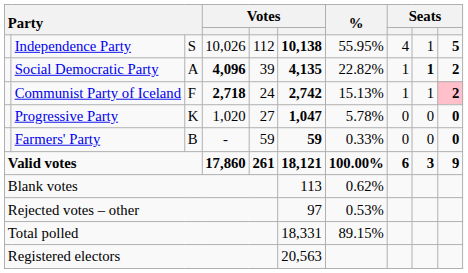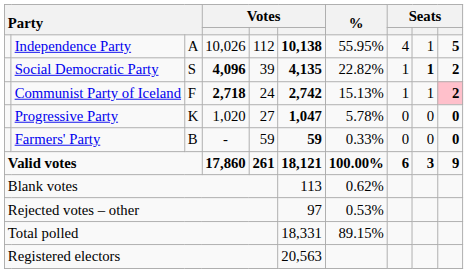(192, 46) S -> (193, 46) A
(193, 69) A -> (192, 69) S
